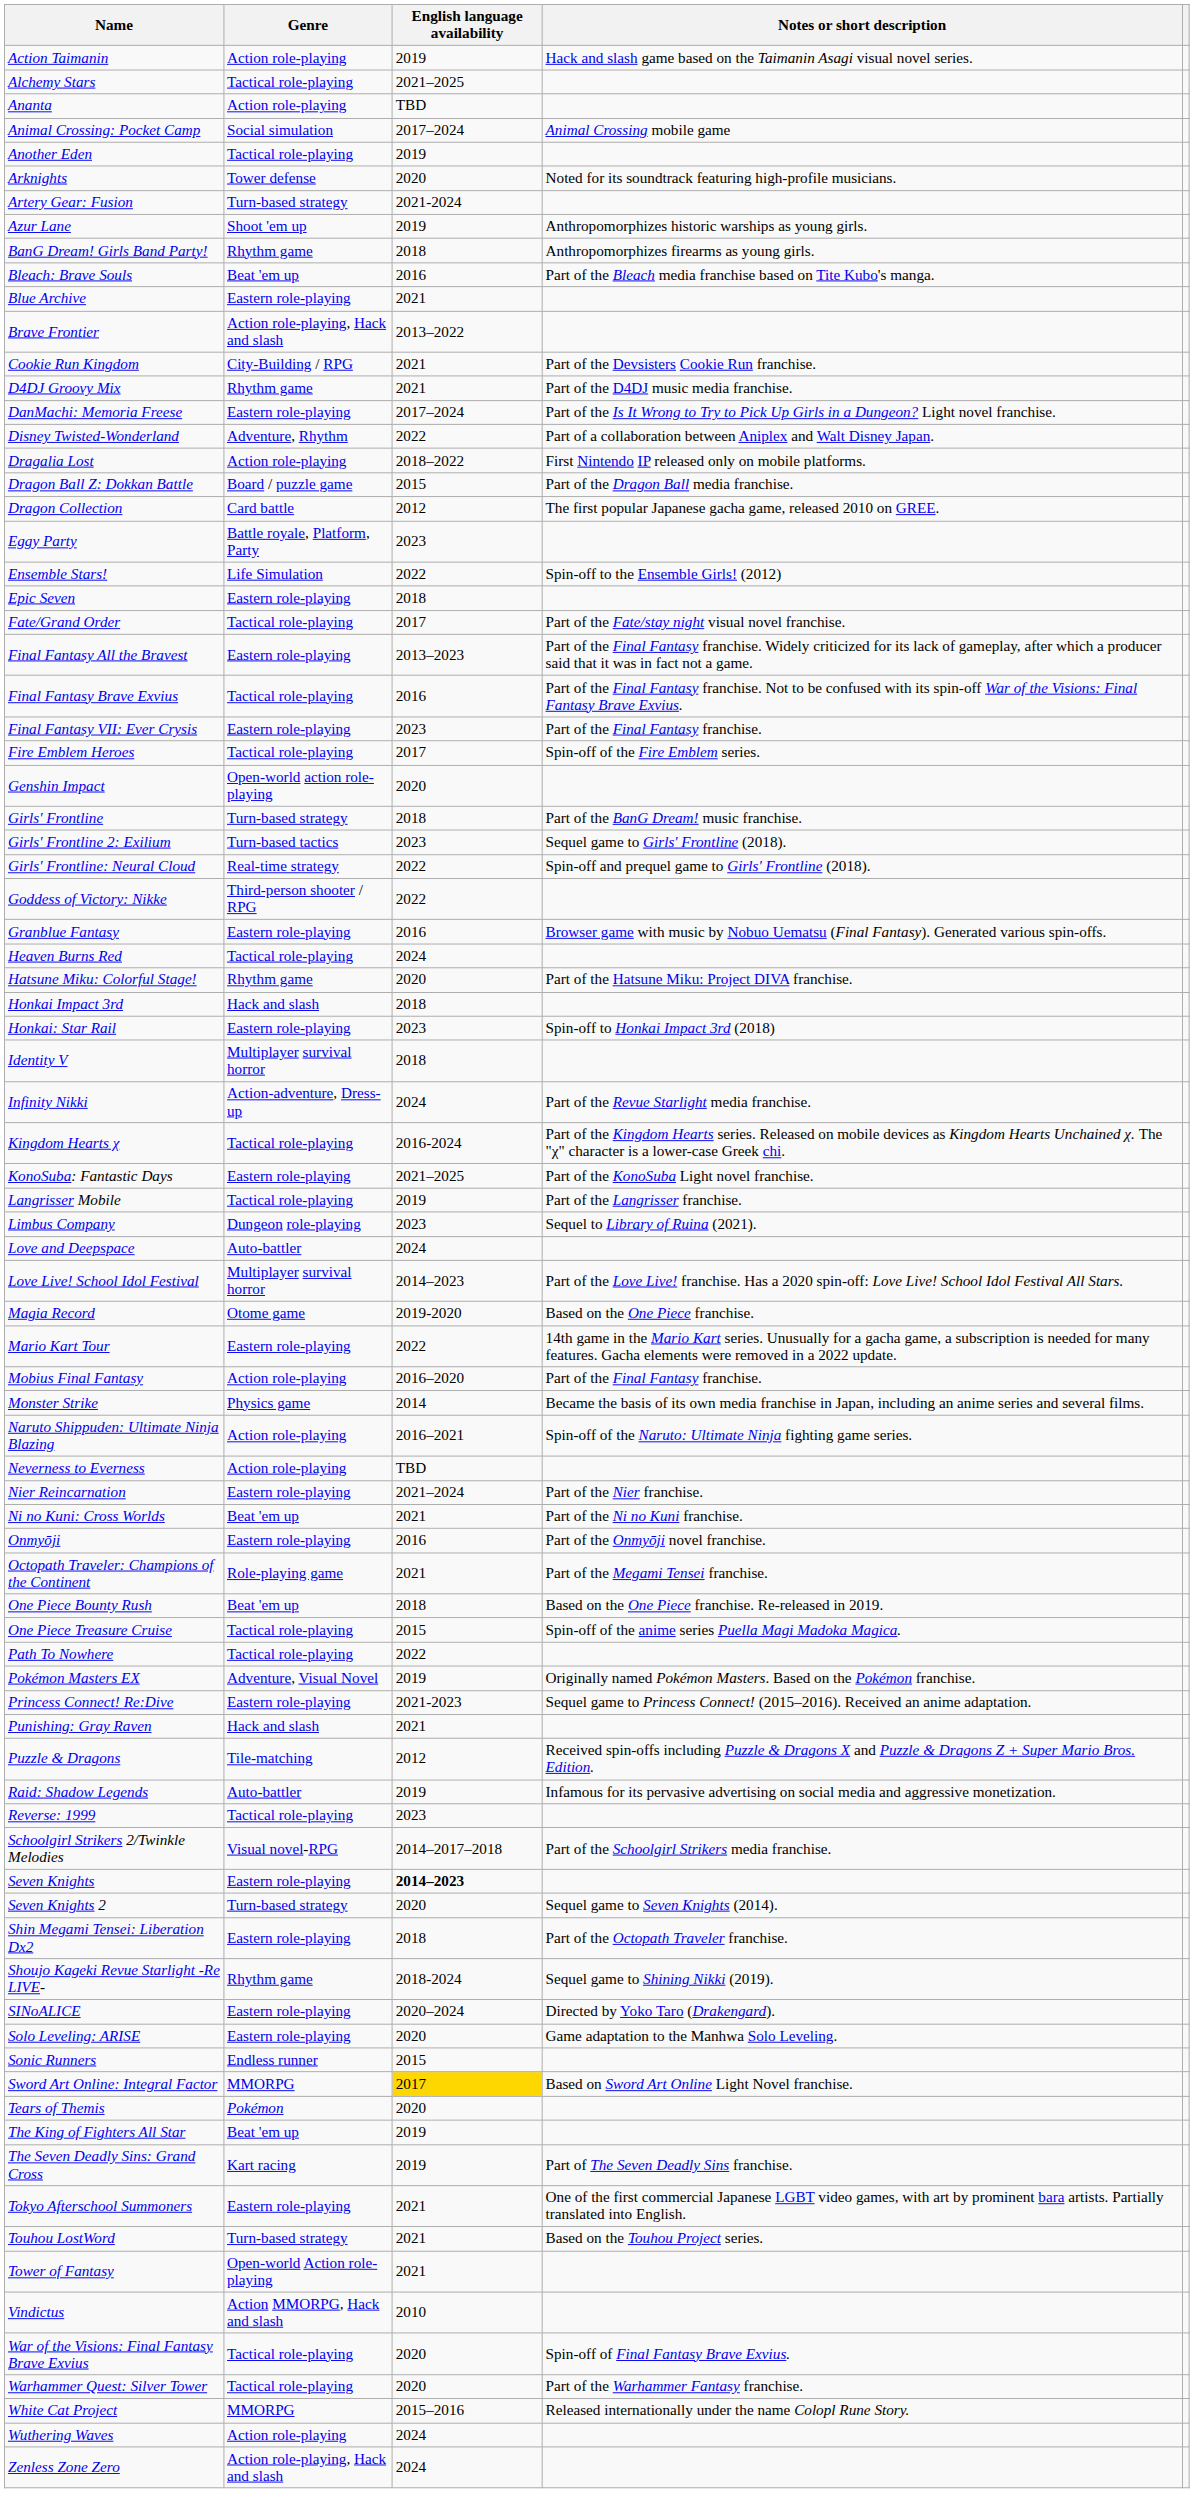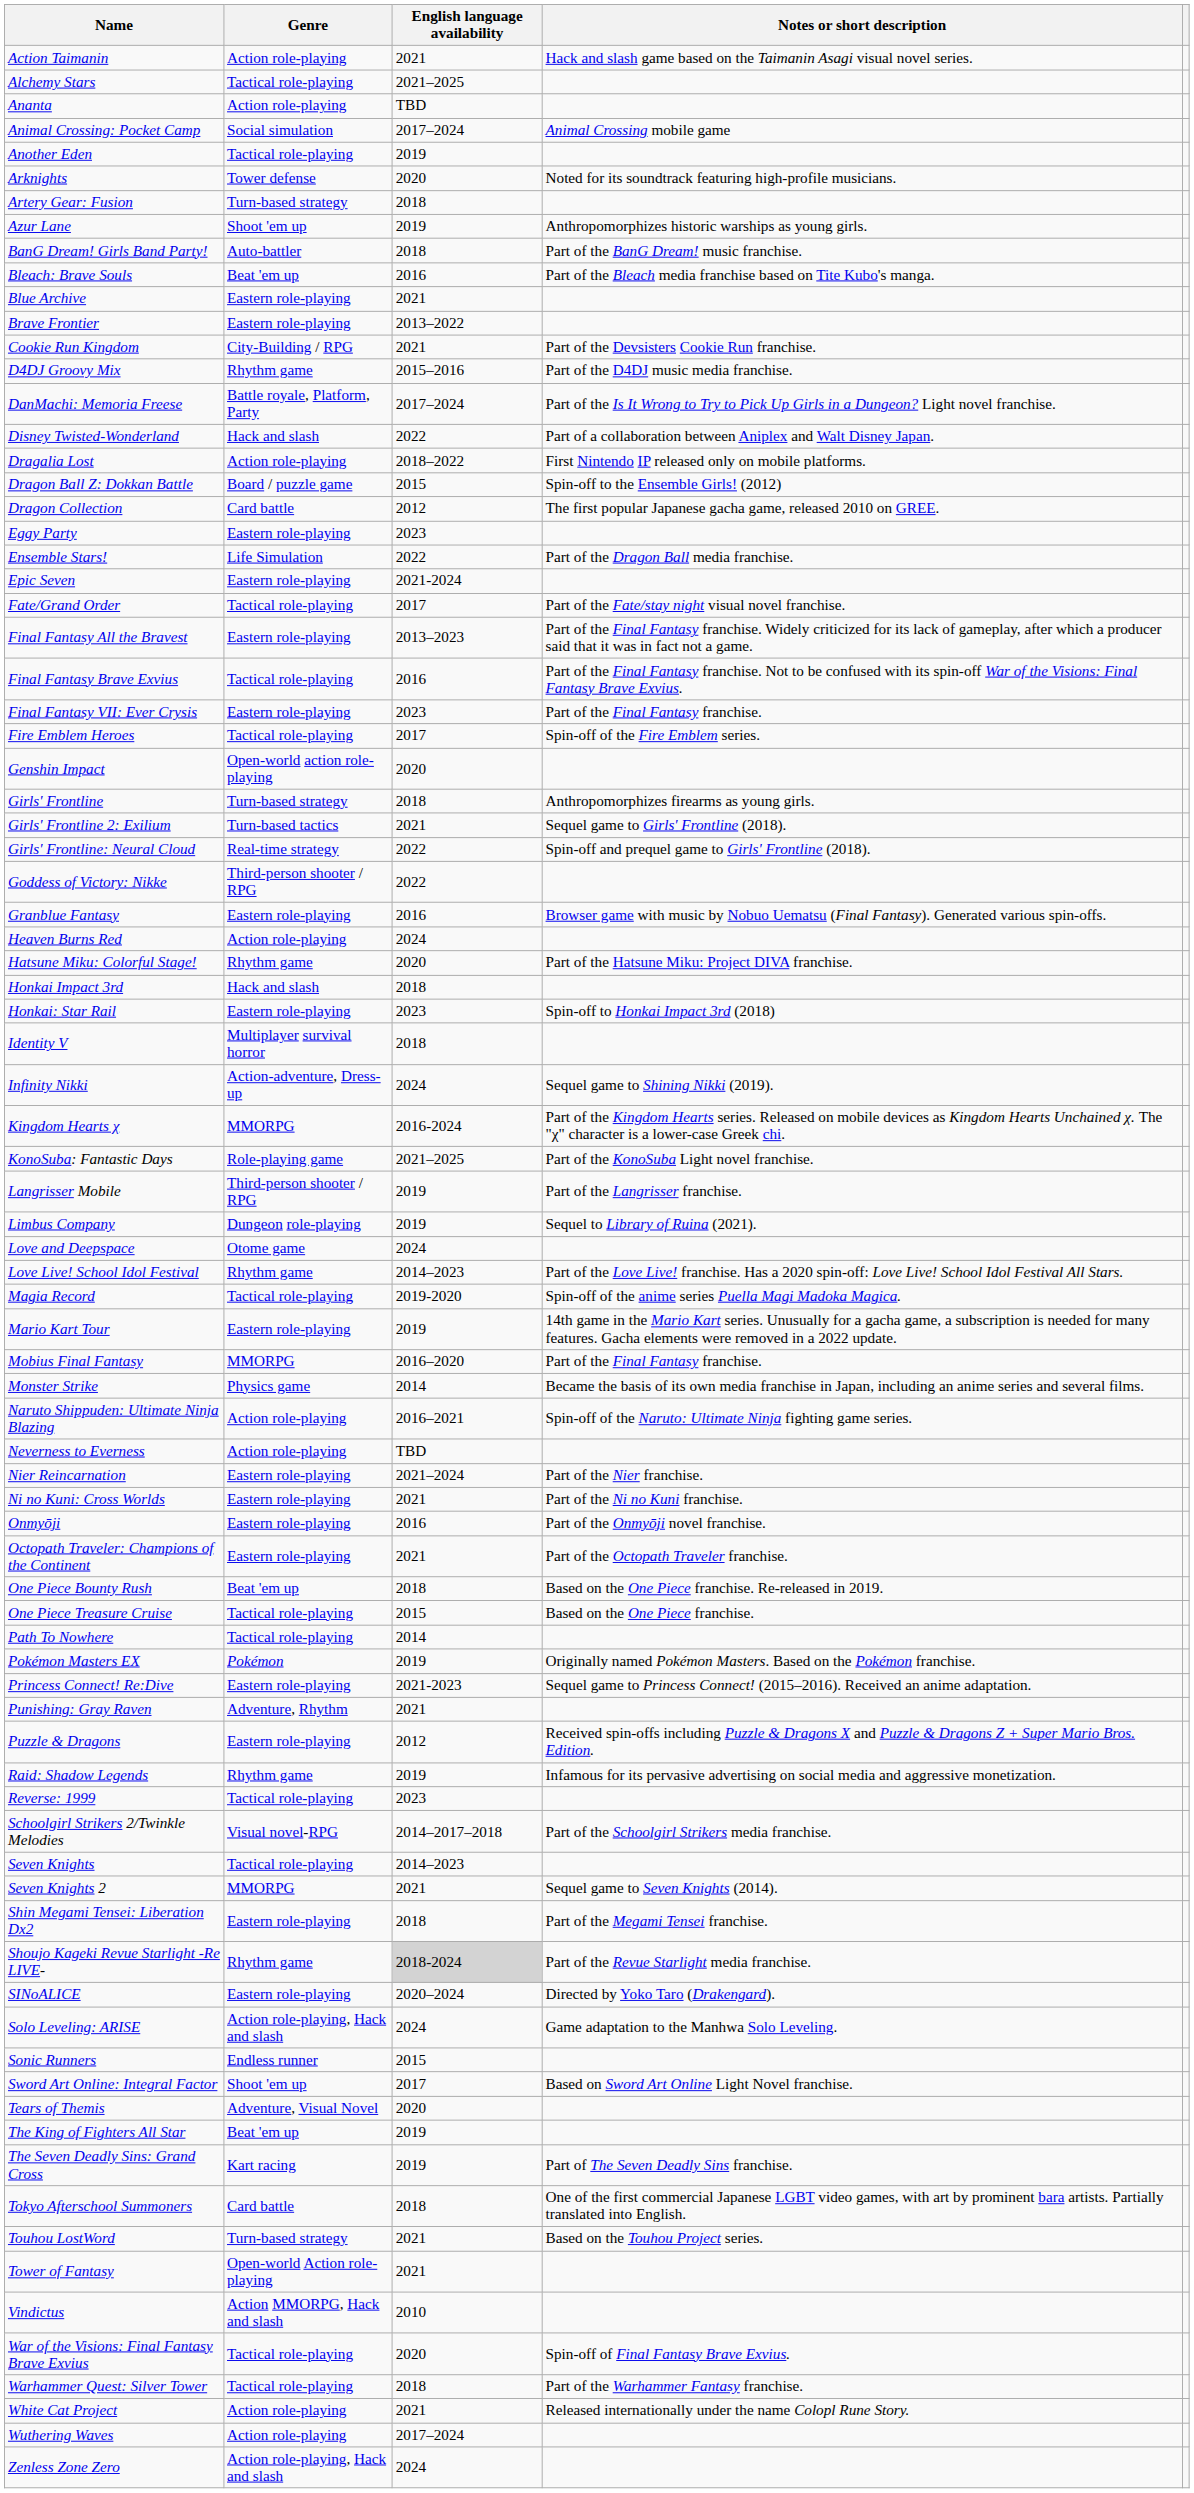(411, 57) 2019 -> (411, 57) 2021
(429, 202) 2021-2024 -> (411, 202) 2018
(270, 250) Rhythm game -> (264, 250) Auto-battler
(680, 250) Anthropomorphizes firearms as young girls. -> (674, 250) Part of the BanG Dream! music franchise.
(307, 331) Action role-playing, Hack and slash -> (289, 322) Eastern role-playing
(411, 388) 2021 -> (430, 371) 2015–2016
(289, 412) Eastern role-playing -> (298, 403) Battle royale, Platform, Party
(287, 436) Adventure, Rhythm -> (273, 436) Hack and slash
(669, 484) Part of the Dragon Ball media franchise. -> (663, 484) Spin-off to the Ensemble Girls! (2012)
(298, 541) Battle royale, Platform, Party -> (289, 532) Eastern role-playing
(663, 574) Spin-off to the Ensemble Girls! (2012) -> (669, 556) Part of the Dragon Ball media franchise.
(411, 598) 2018 -> (429, 581) 2021-2024
(674, 818) Part of the BanG Dream! music franchise. -> (680, 801) Anthropomorphizes firearms as young girls.
(411, 842) 2023 -> (411, 825) 2021
(290, 955) Tactical role-playing -> (287, 938) Action role-playing
(678, 1102) Part of the Revue Starlight media franchise. -> (660, 1084) Sequel game to Shining Nikki (2019).
(290, 1143) Tactical role-playing -> (261, 1126) MMORPG
(289, 1175) Eastern role-playing -> (285, 1158) Role-playing game
(290, 1200) Tactical role-playing -> (295, 1191) Third-person shooter / RPG
(411, 1224) 2023 -> (411, 1224) 2019
(264, 1248) Auto-battler -> (266, 1248) Otome game
(289, 1280) Multiplayer survival horror -> (270, 1272) Rhythm game
(266, 1313) Otome game -> (290, 1296) Tactical role-playing
(650, 1313) Based on the One Piece franchise. -> (723, 1296) Spin-off of the anime series Puella Magi Madoka Magica.
(411, 1346) 2022 -> (411, 1329) 2019
(287, 1378) Action role-playing -> (261, 1361) MMORPG
(263, 1516) Beat 'em up -> (289, 1499) Eastern role-playing
(285, 1573) Role-playing game -> (289, 1556) Eastern role-playing
(657, 1573) Part of the Megami Tensei franchise. -> (667, 1556) Part of the Octopath Traveler franchise.
(723, 1630) Spin-off of the anime series Puella Magi Madoka Magica. -> (650, 1612) Based on the One Piece franchise.
(411, 1654) 2022 -> (411, 1637) 2014
(303, 1678) Adventure, Visual Novel -> (255, 1661) Pokémon
(273, 1726) Hack and slash -> (287, 1709) Adventure, Rhythm
(270, 1759) Tile-matching -> (289, 1741) Eastern role-playing
(264, 1791) Auto-battler -> (270, 1774) Rhythm game
(289, 1881) Eastern role-playing -> (290, 1864) Tactical role-playing
(430, 1881) bold -> (430, 1864) normal
(287, 1905) Turn-based strategy -> (261, 1888) MMORPG
(411, 1905) 2020 -> (411, 1888) 2021
(667, 1937) Part of the Octopath Traveler franchise. -> (657, 1920) Part of the Megami Tensei franchise.
(429, 1979) no background -> (429, 1962) lightgrey background
(660, 1979) Sequel game to Shining Nikki (2019). -> (678, 1962) Part of the Revue Starlight media franchise.
(289, 2035) Eastern role-playing -> (307, 2027) Action role-playing, Hack and slash
(411, 2035) 2020 -> (411, 2027) 2024
(261, 2084) MMORPG -> (267, 2084) Shoot 'em up
(411, 2084) gold background -> (411, 2084) no background
(255, 2108) Pokémon -> (303, 2108) Adventure, Visual Novel
(289, 2206) Eastern role-playing -> (261, 2206) Card battle
(411, 2206) 2021 -> (411, 2206) 2018
(411, 2386) 2020 -> (411, 2386) 2018
(261, 2410) MMORPG -> (287, 2410) Action role-playing
(430, 2410) 2015–2016 -> (411, 2410) 2021
(411, 2434) 2024 -> (430, 2434) 2017–2024
